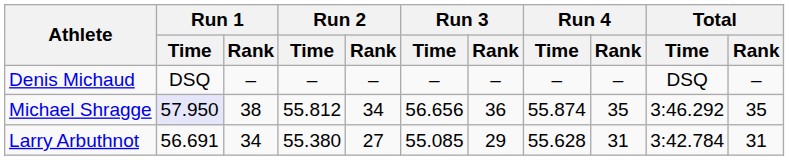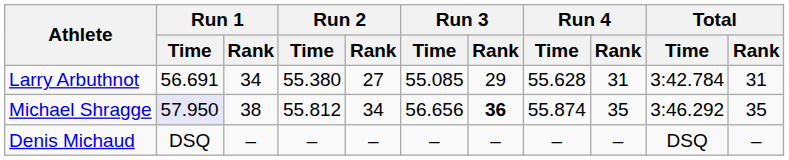rows swapped: (72, 80) <-> (74, 140)
(496, 110) normal -> (496, 110) bold
